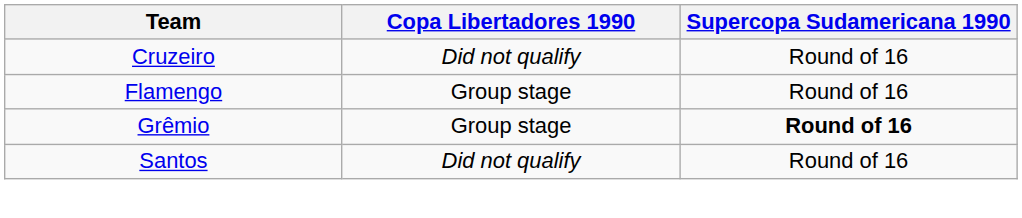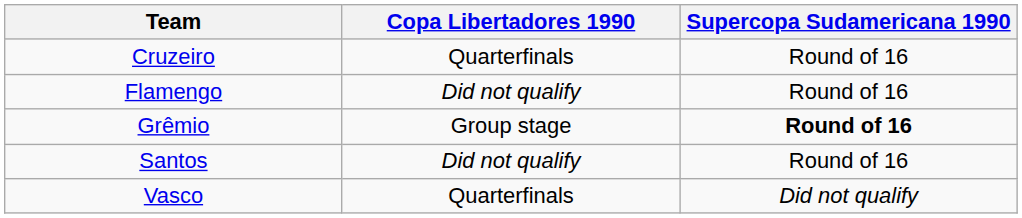(511, 56) Did not qualify -> (511, 56) Quarterfinals
(511, 91) Group stage -> (511, 91) Did not qualify
+ row: (173, 195)
